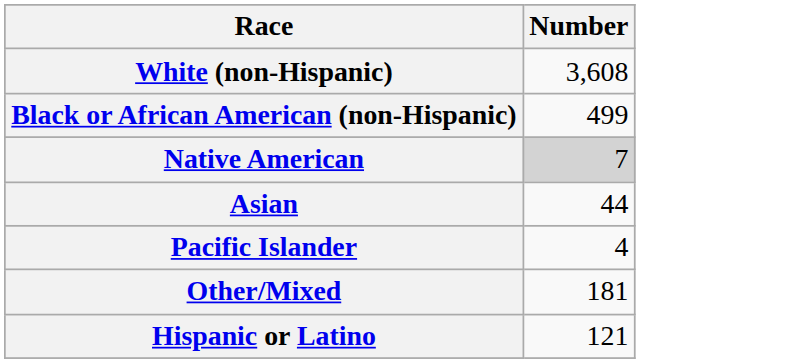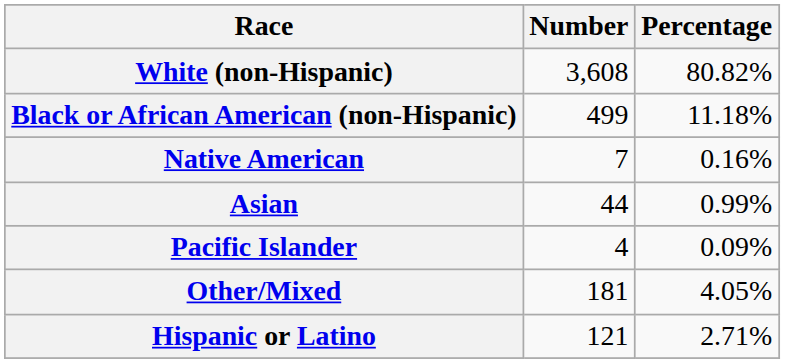+ column: (707, 26)
(621, 159) lightgrey background -> (621, 159) no background
